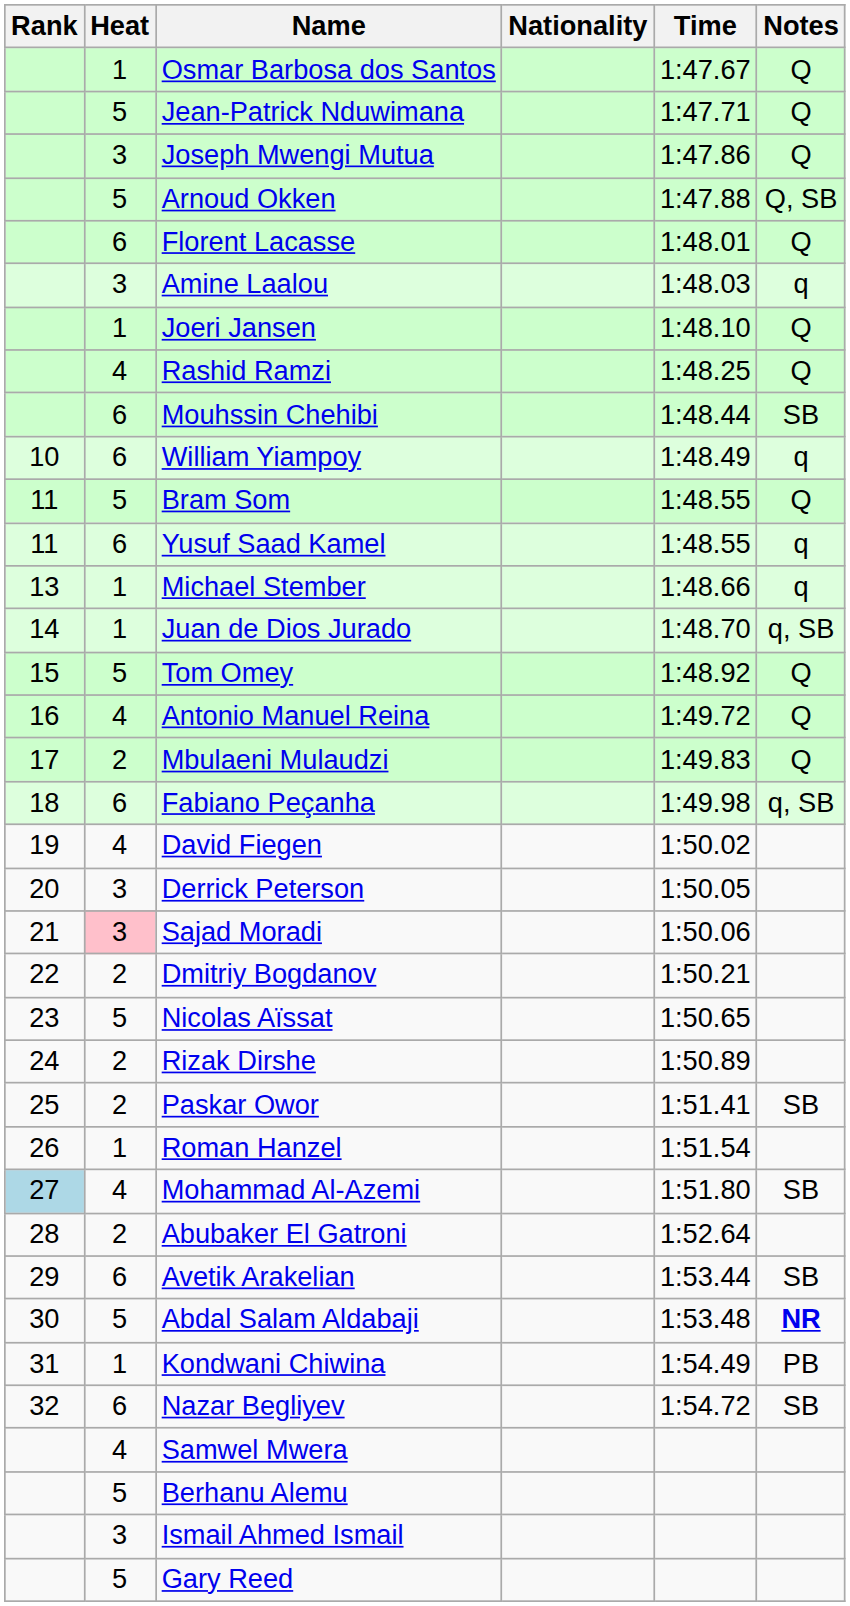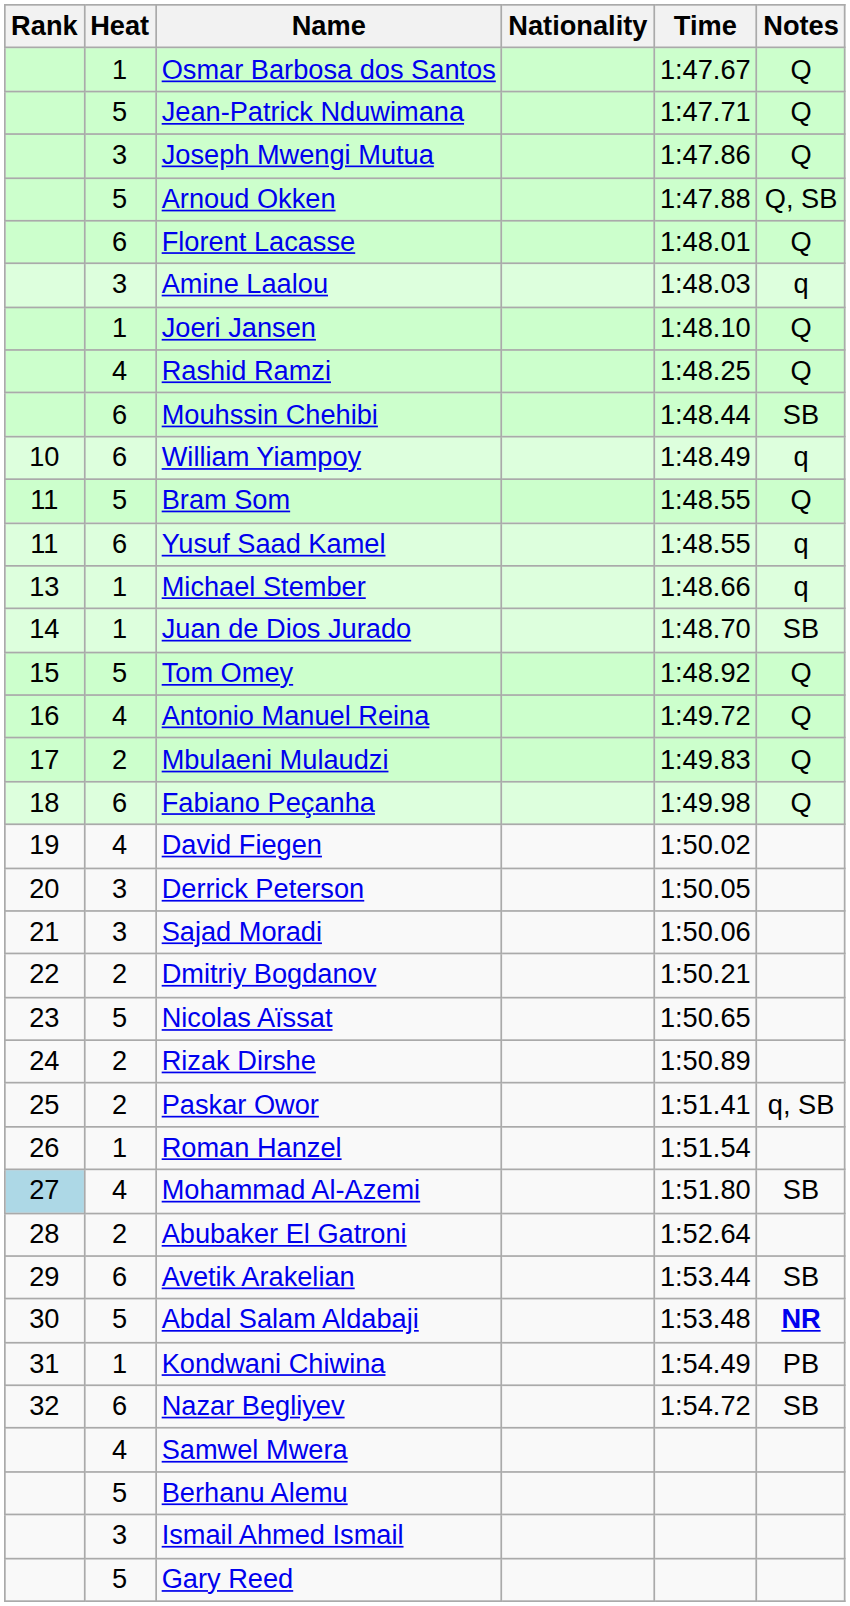(801, 629) q, SB -> (801, 629) SB
(801, 802) q, SB -> (801, 802) Q
(120, 931) pink background -> (120, 931) no background
(801, 1104) SB -> (801, 1104) q, SB
